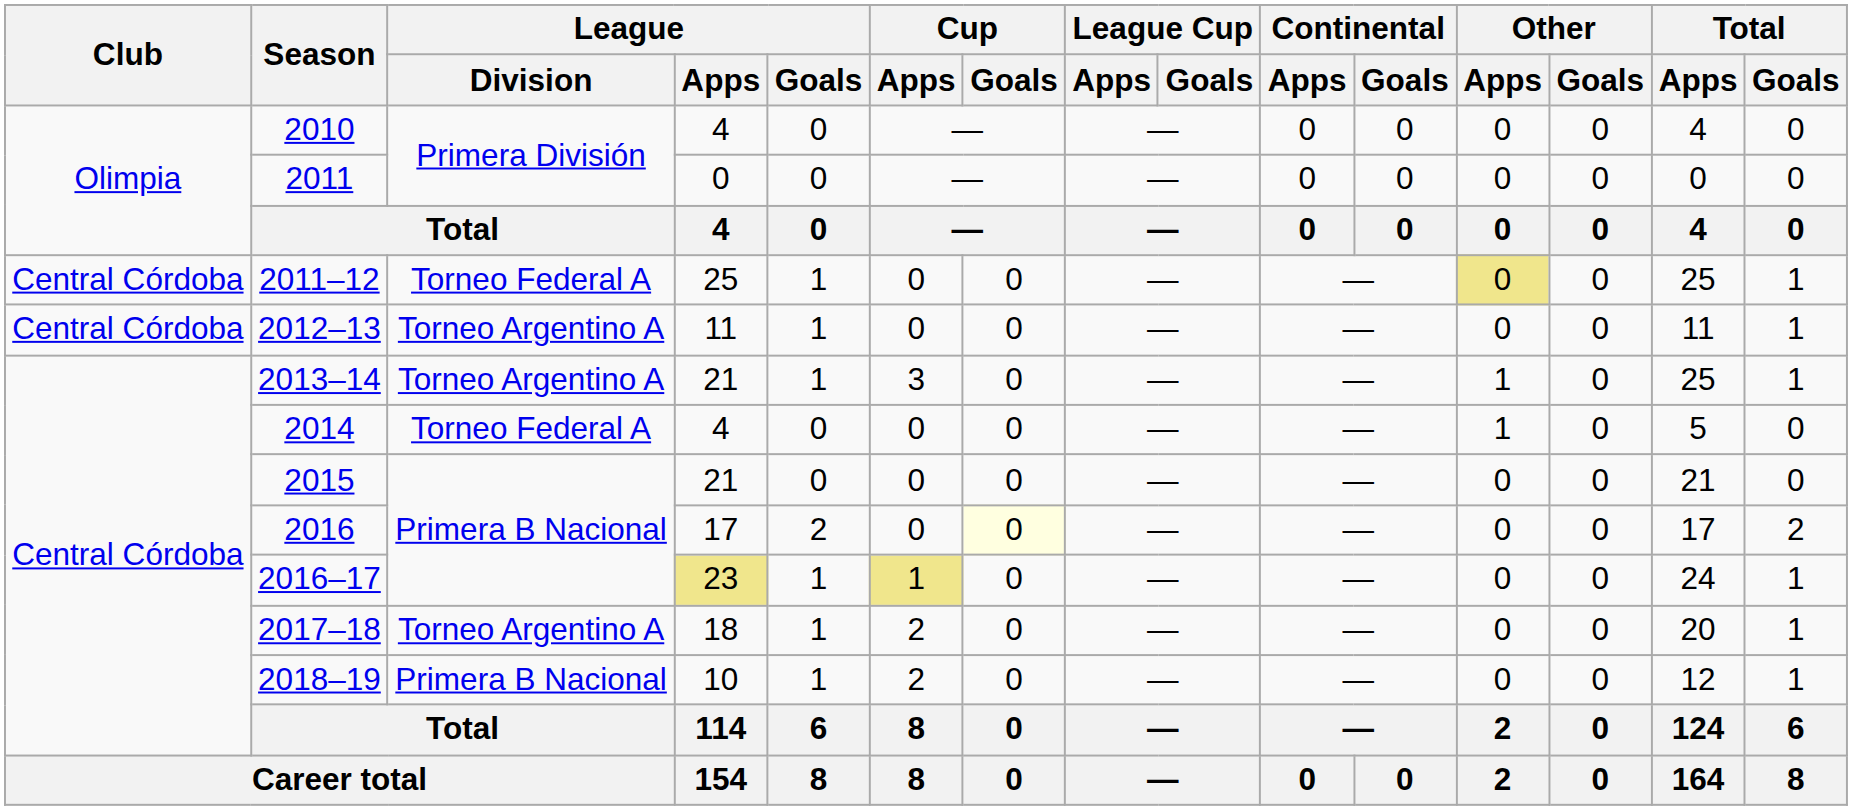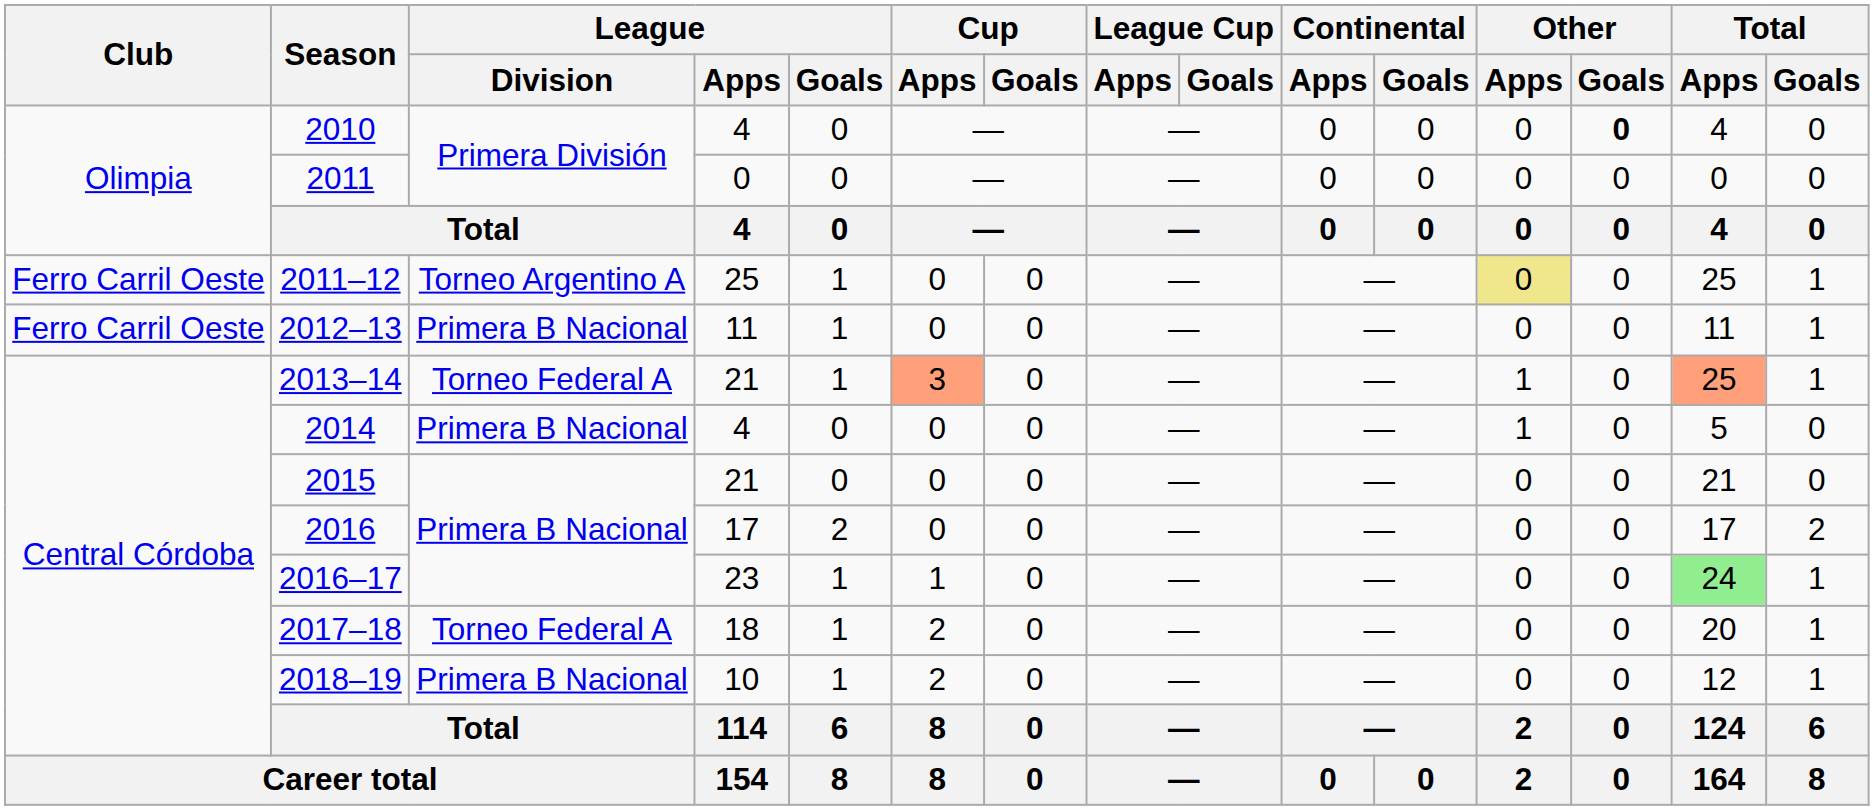(1600, 129) normal -> (1621, 129) bold
(128, 279) Central Córdoba -> (138, 279) Ferro Carril Oeste
(531, 279) Torneo Federal A -> (552, 279) Torneo Argentino A
(128, 329) Central Córdoba -> (138, 329) Ferro Carril Oeste
(531, 329) Torneo Argentino A -> (552, 329) Primera B Nacional
(531, 379) Torneo Argentino A -> (552, 379) Torneo Federal A
(916, 379) no background -> (937, 379) lightsalmon background
(1698, 379) no background -> (1719, 379) lightsalmon background
(531, 429) Torneo Federal A -> (552, 429) Primera B Nacional
(1014, 529) lightyellow background -> (1035, 529) no background
(721, 579) khaki background -> (742, 579) no background
(916, 579) khaki background -> (937, 579) no background
(1698, 579) no background -> (1719, 579) lightgreen background
(531, 629) Torneo Argentino A -> (552, 629) Torneo Federal A
